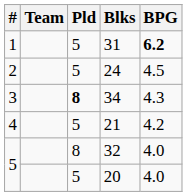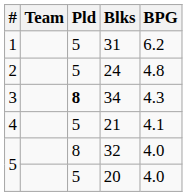(154, 44) bold -> (154, 44) normal
(154, 71) 4.5 -> (154, 71) 4.8
(154, 124) 4.2 -> (154, 124) 4.1
